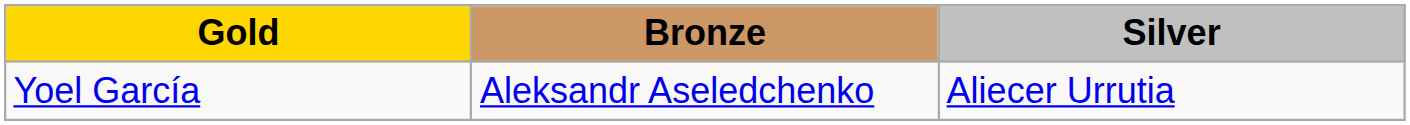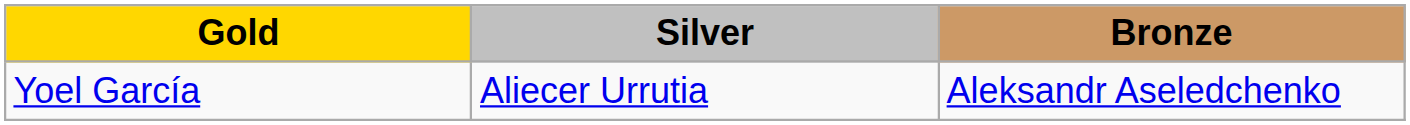columns swapped: (1172, 33) <-> (705, 33)
